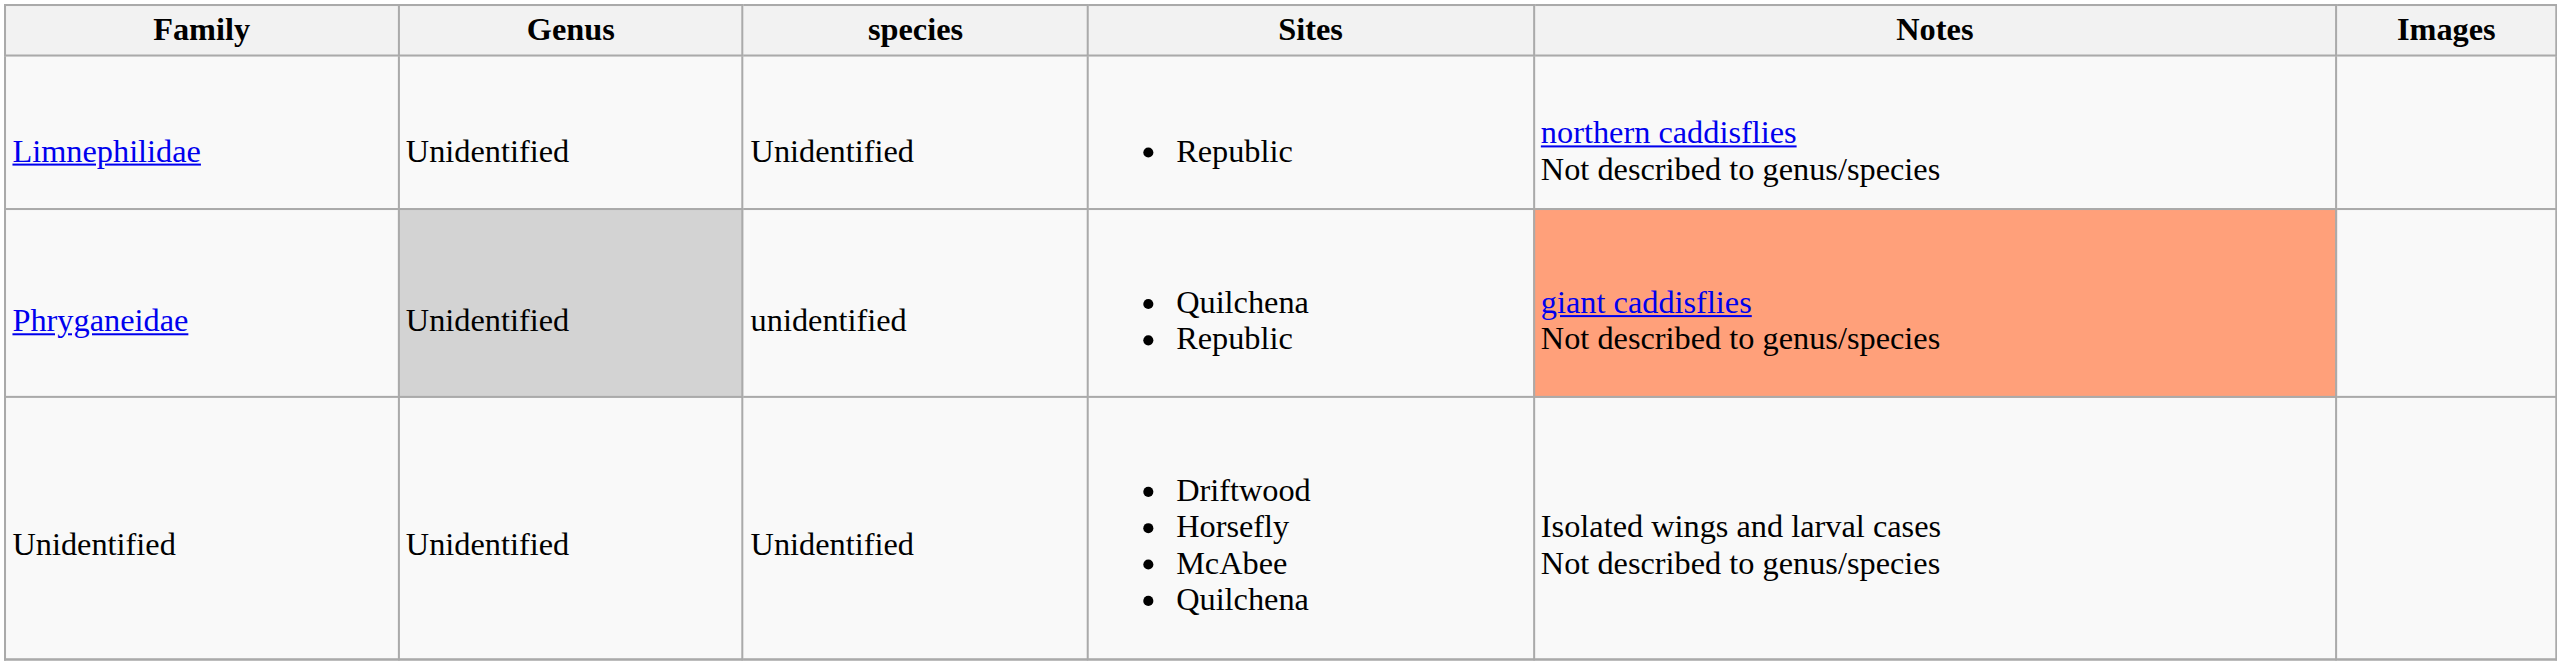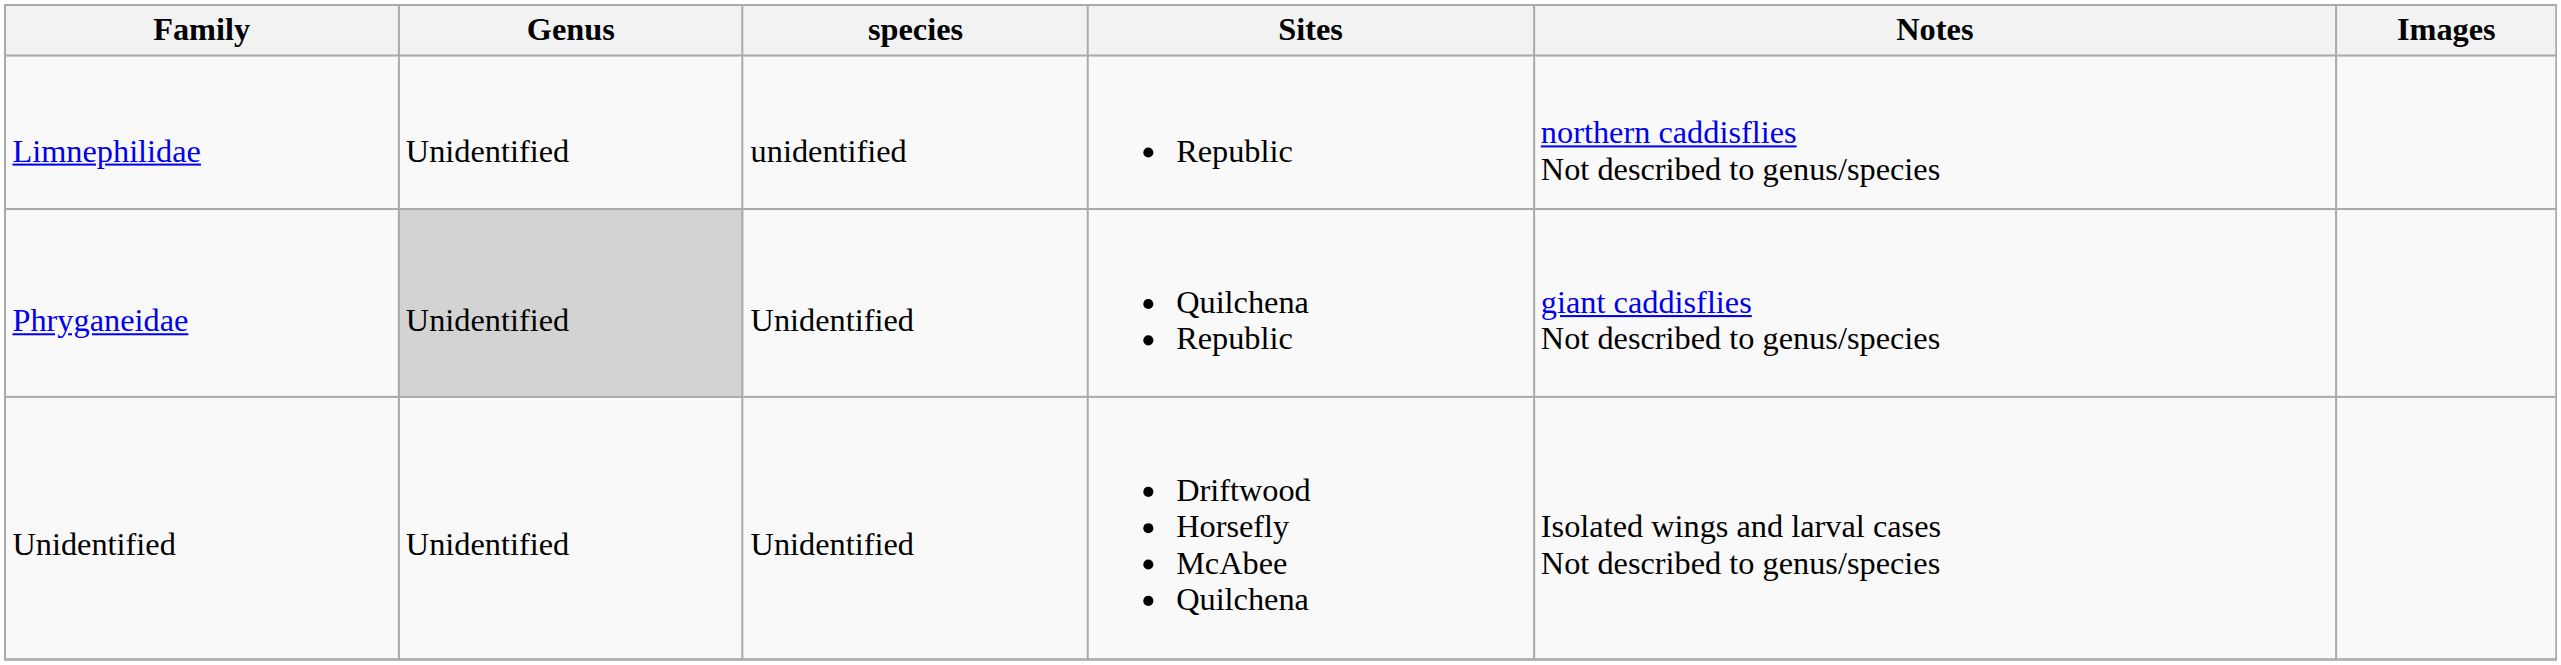(832, 150) Unidentified -> (829, 150) unidentified
(829, 320) unidentified -> (832, 320) Unidentified
(1741, 320) lightsalmon background -> (1741, 320) no background
